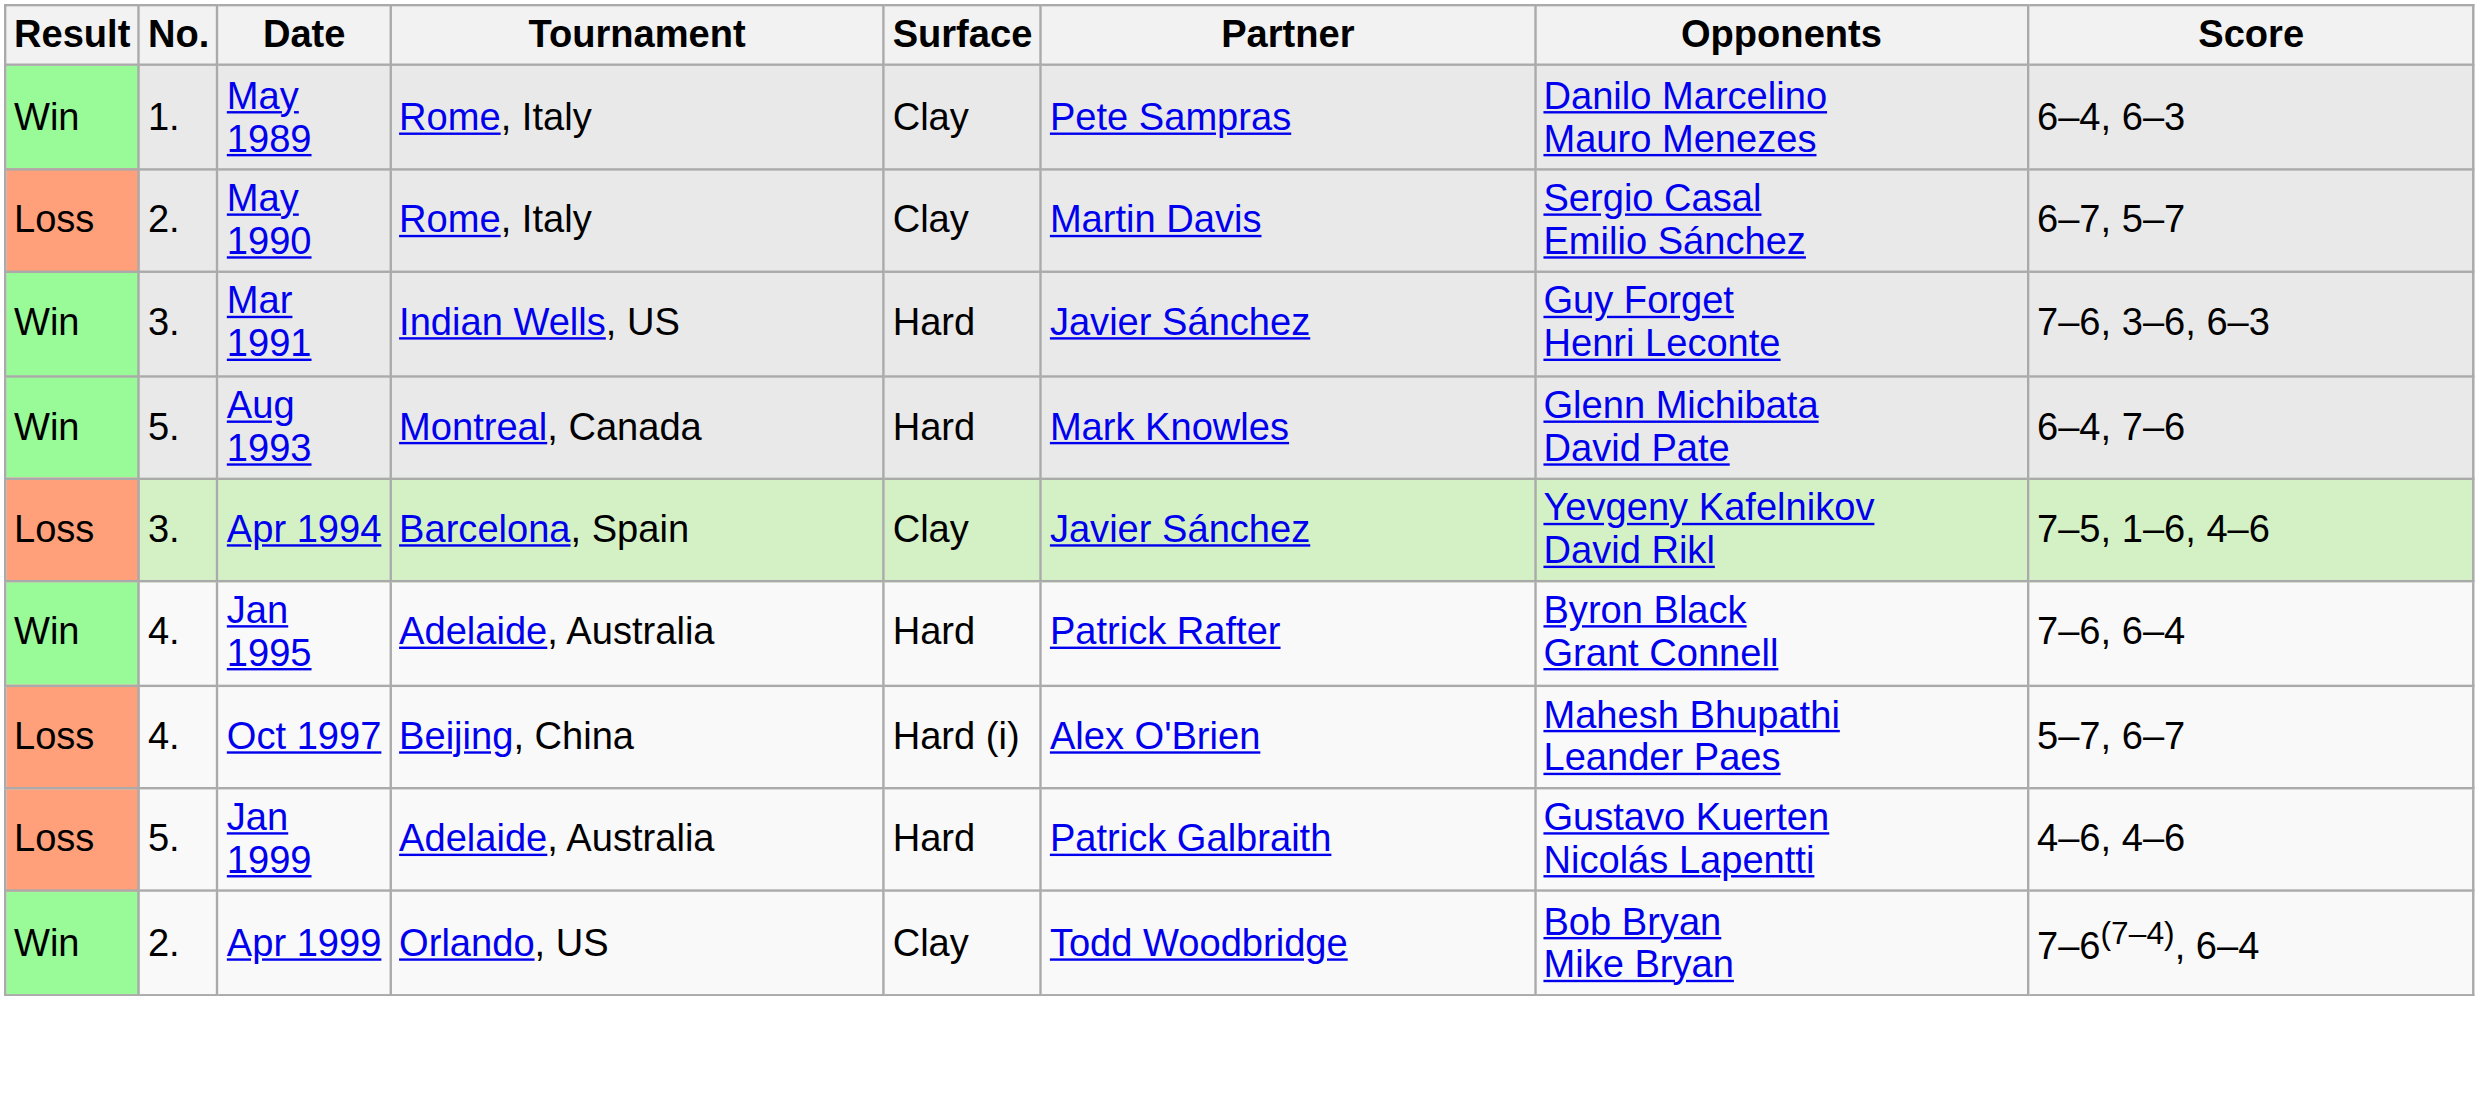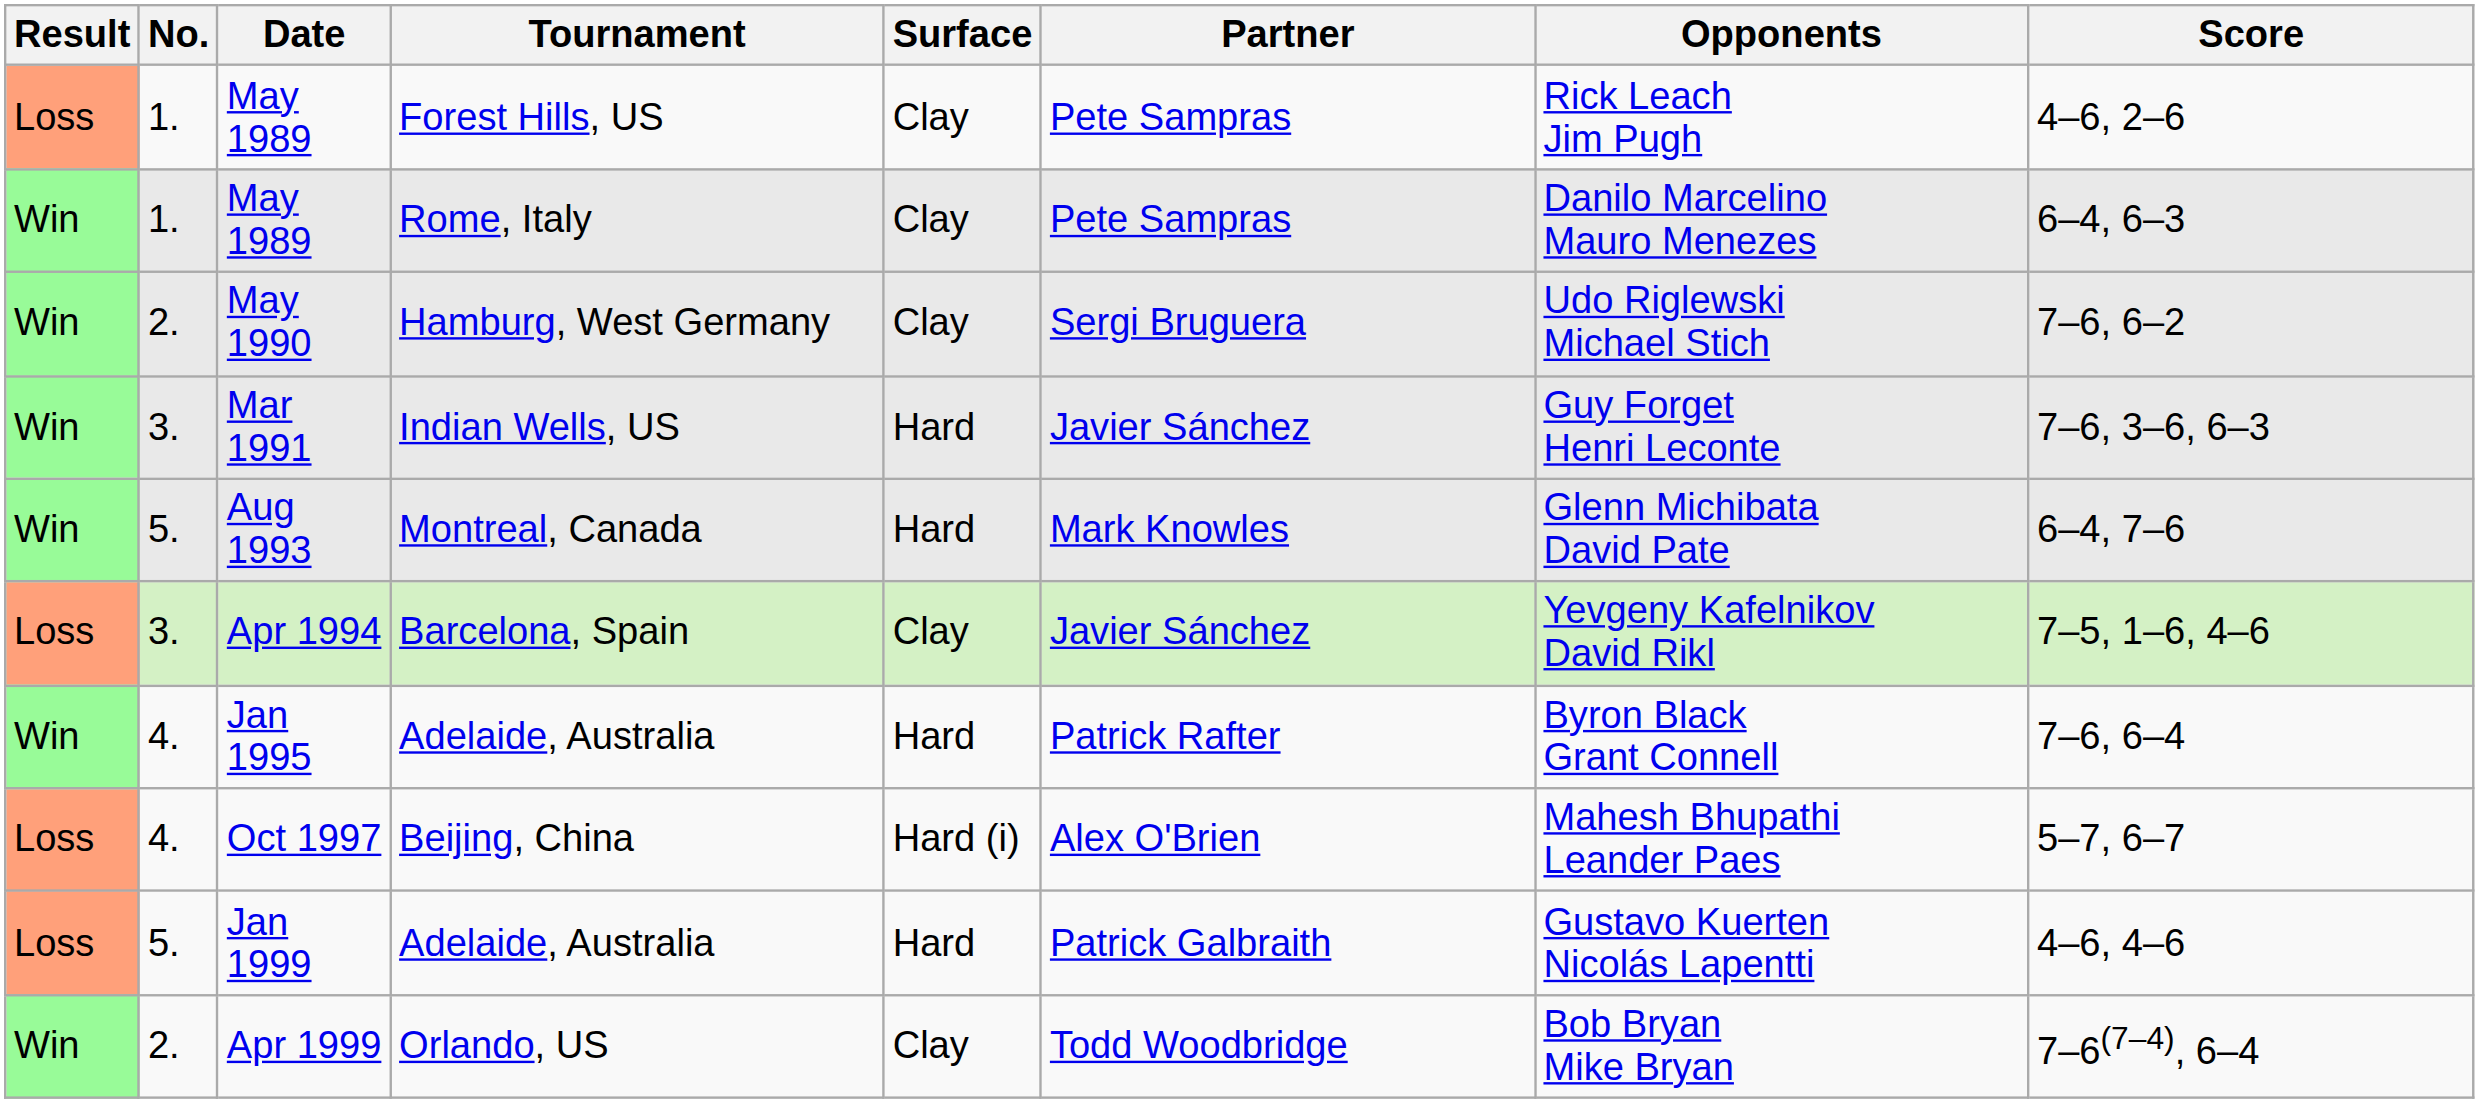+ row: (269, 116)
+ row: (269, 322)
- row: (269, 219)
